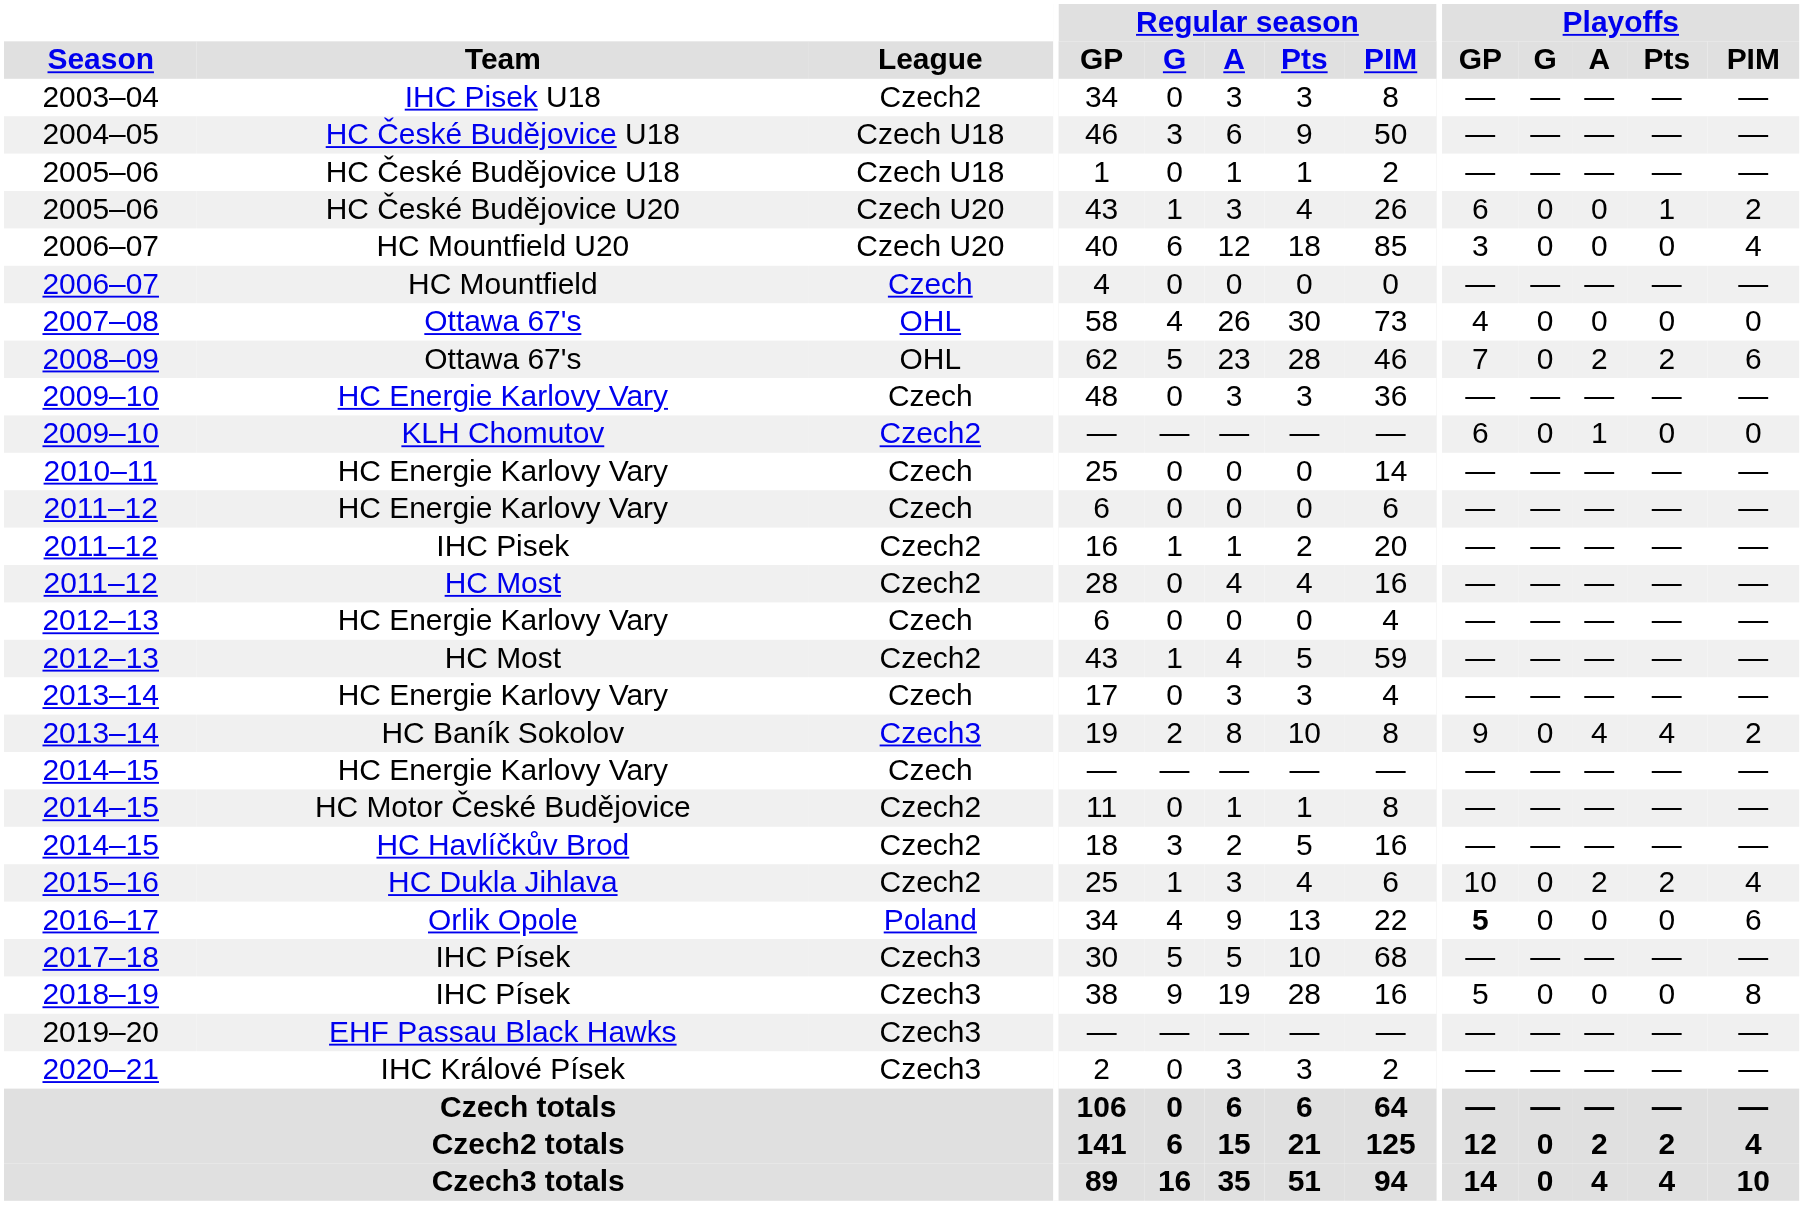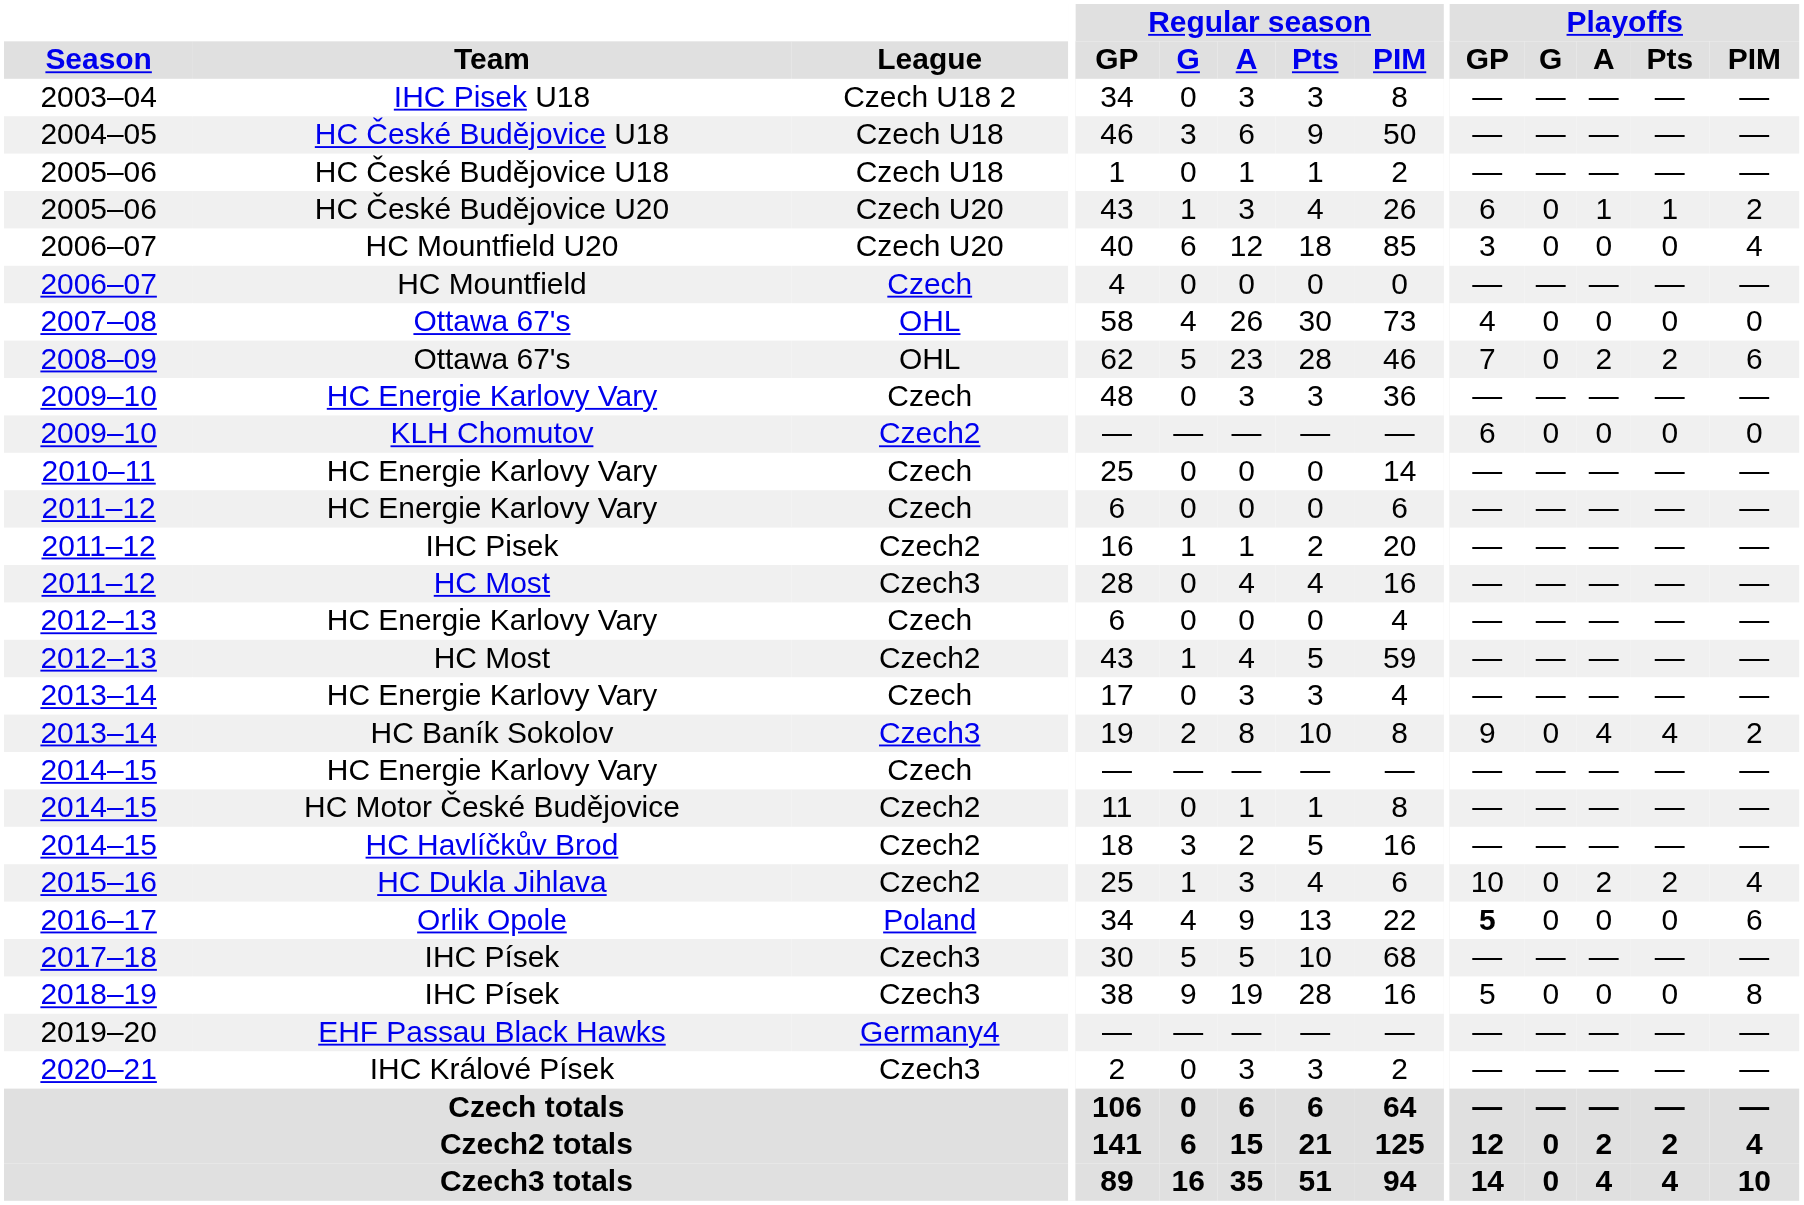(930, 97) Czech2 -> (930, 97) Czech U18 2
(1599, 209) 0 -> (1604, 209) 1
(1599, 433) 1 -> (1604, 433) 0
(930, 583) Czech2 -> (930, 583) Czech3
(930, 1032) Czech3 -> (930, 1032) Germany4
